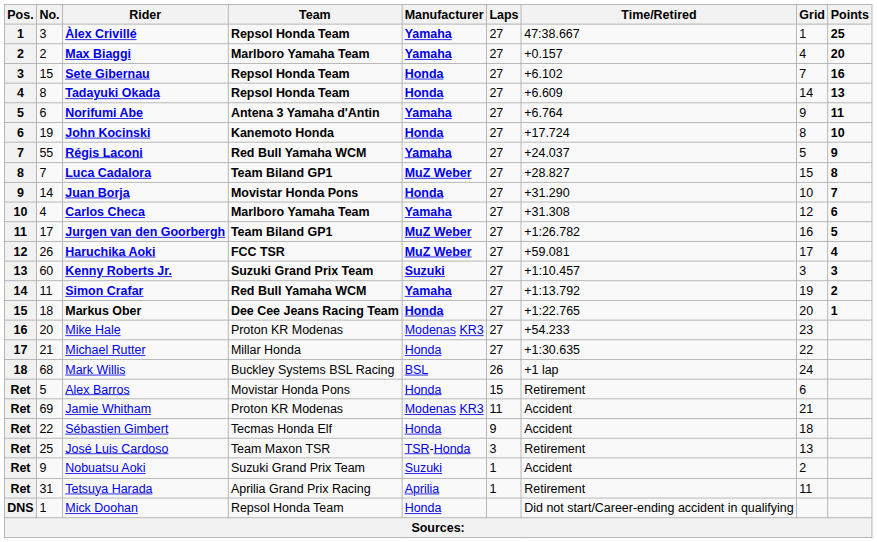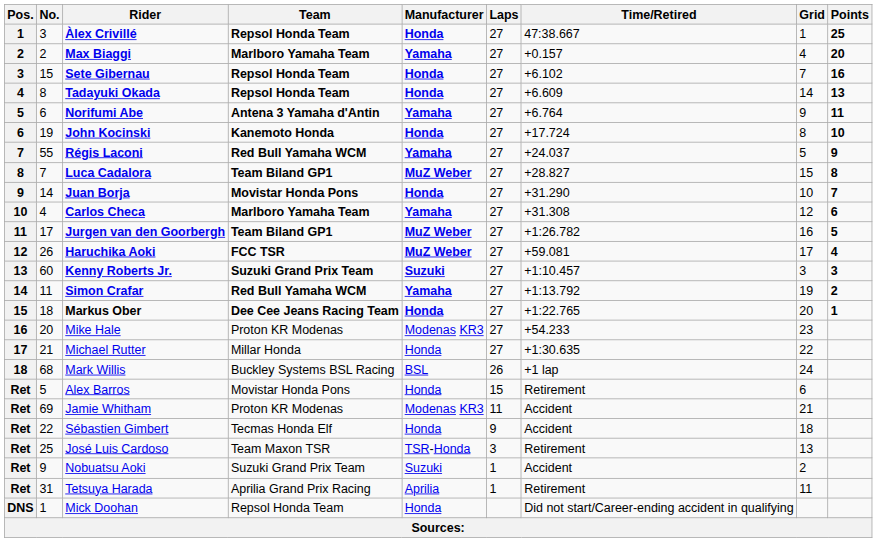(428, 34) Yamaha -> (424, 34) Honda
